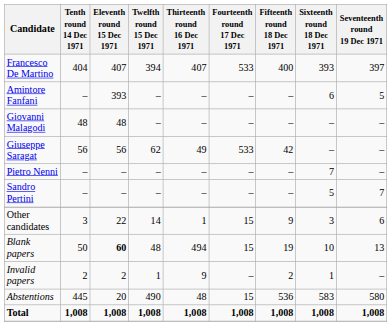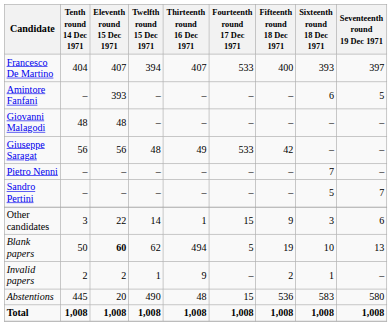(156, 150) 62 -> (156, 150) 48
(156, 248) 48 -> (156, 248) 62
(249, 248) 15 -> (251, 248) 5
